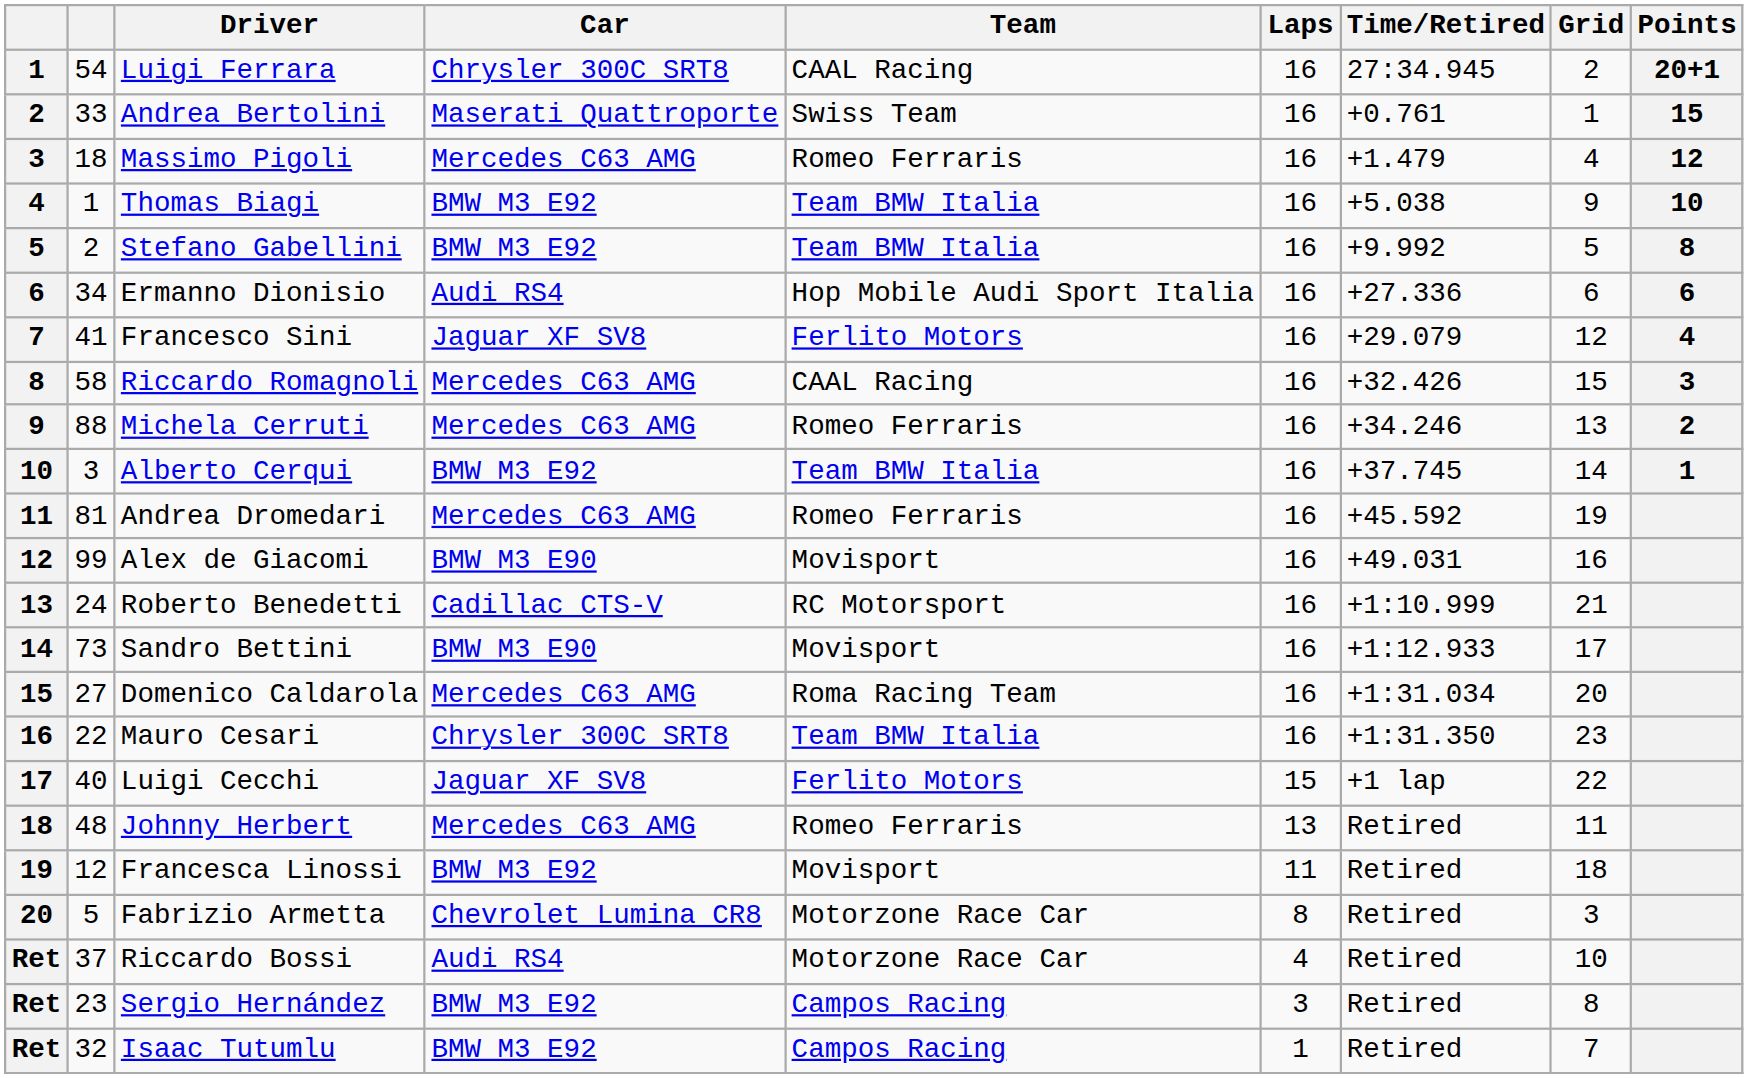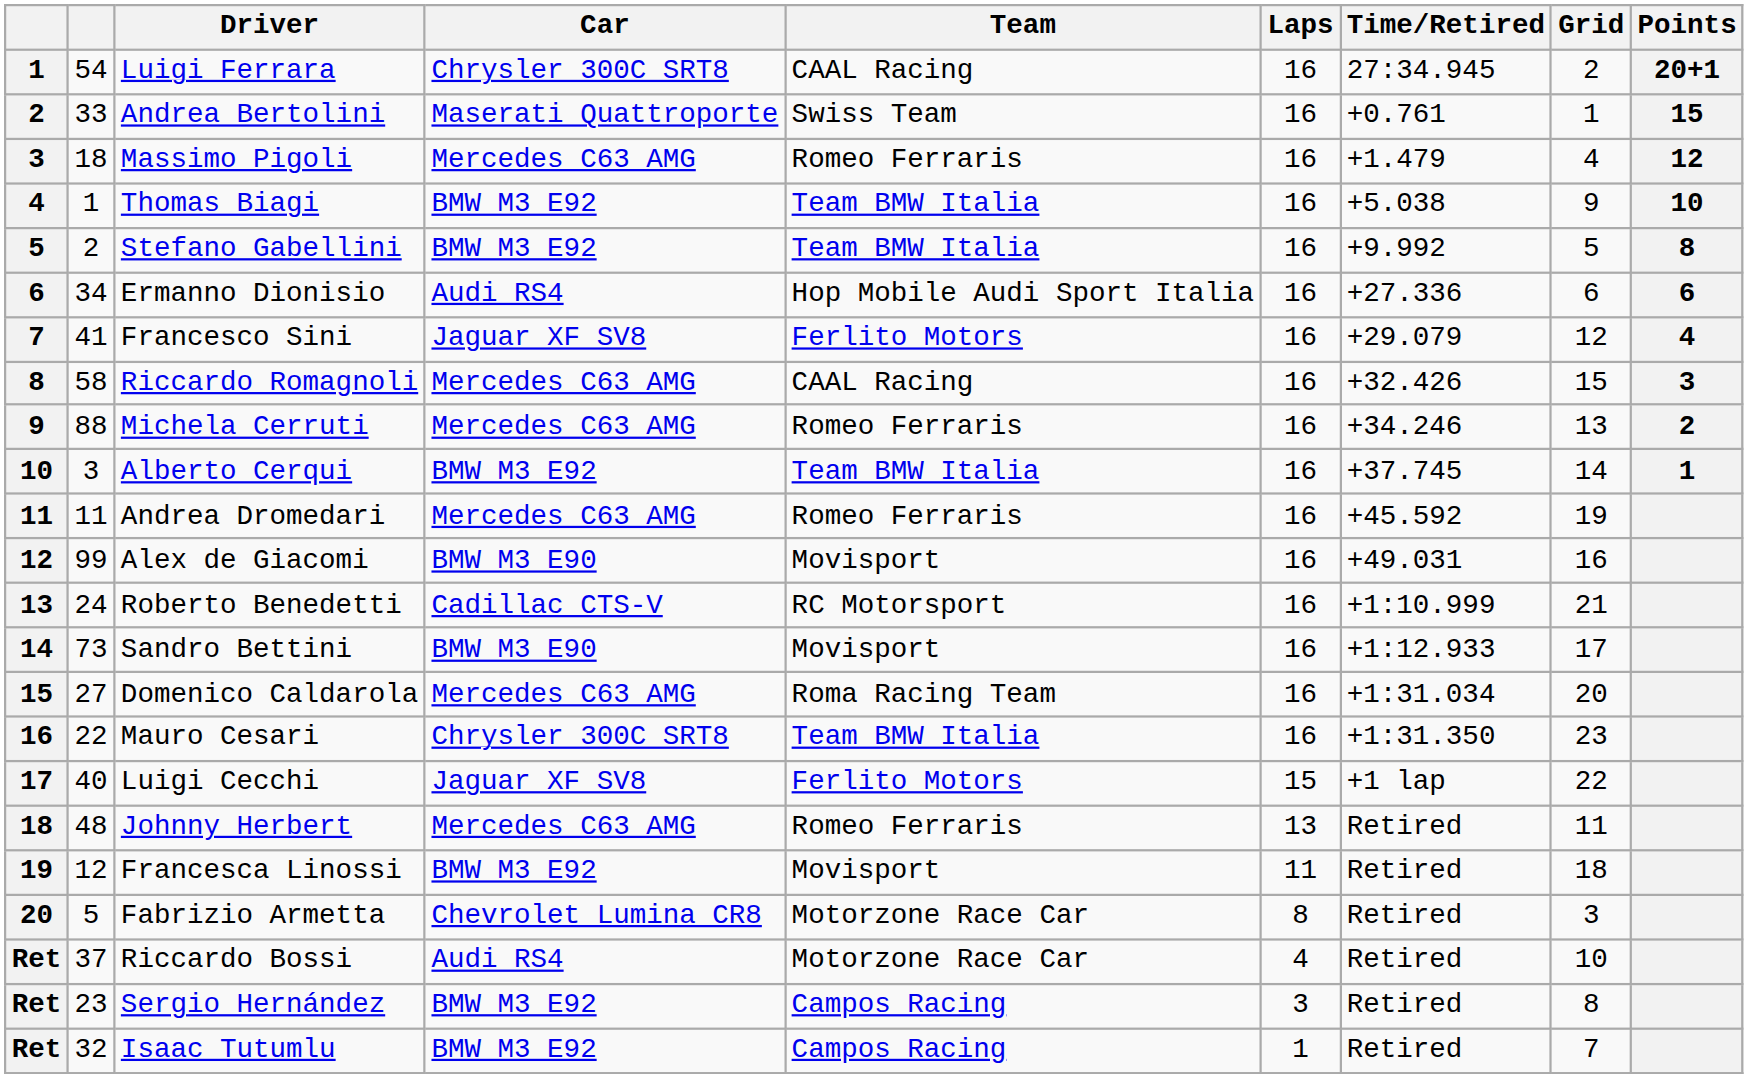(91, 517) 81 -> (91, 517) 11
